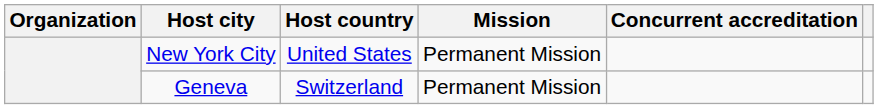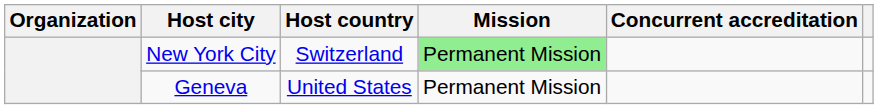(349, 53) United States -> (349, 53) Switzerland
(512, 53) no background -> (512, 53) lightgreen background
(349, 86) Switzerland -> (349, 86) United States
